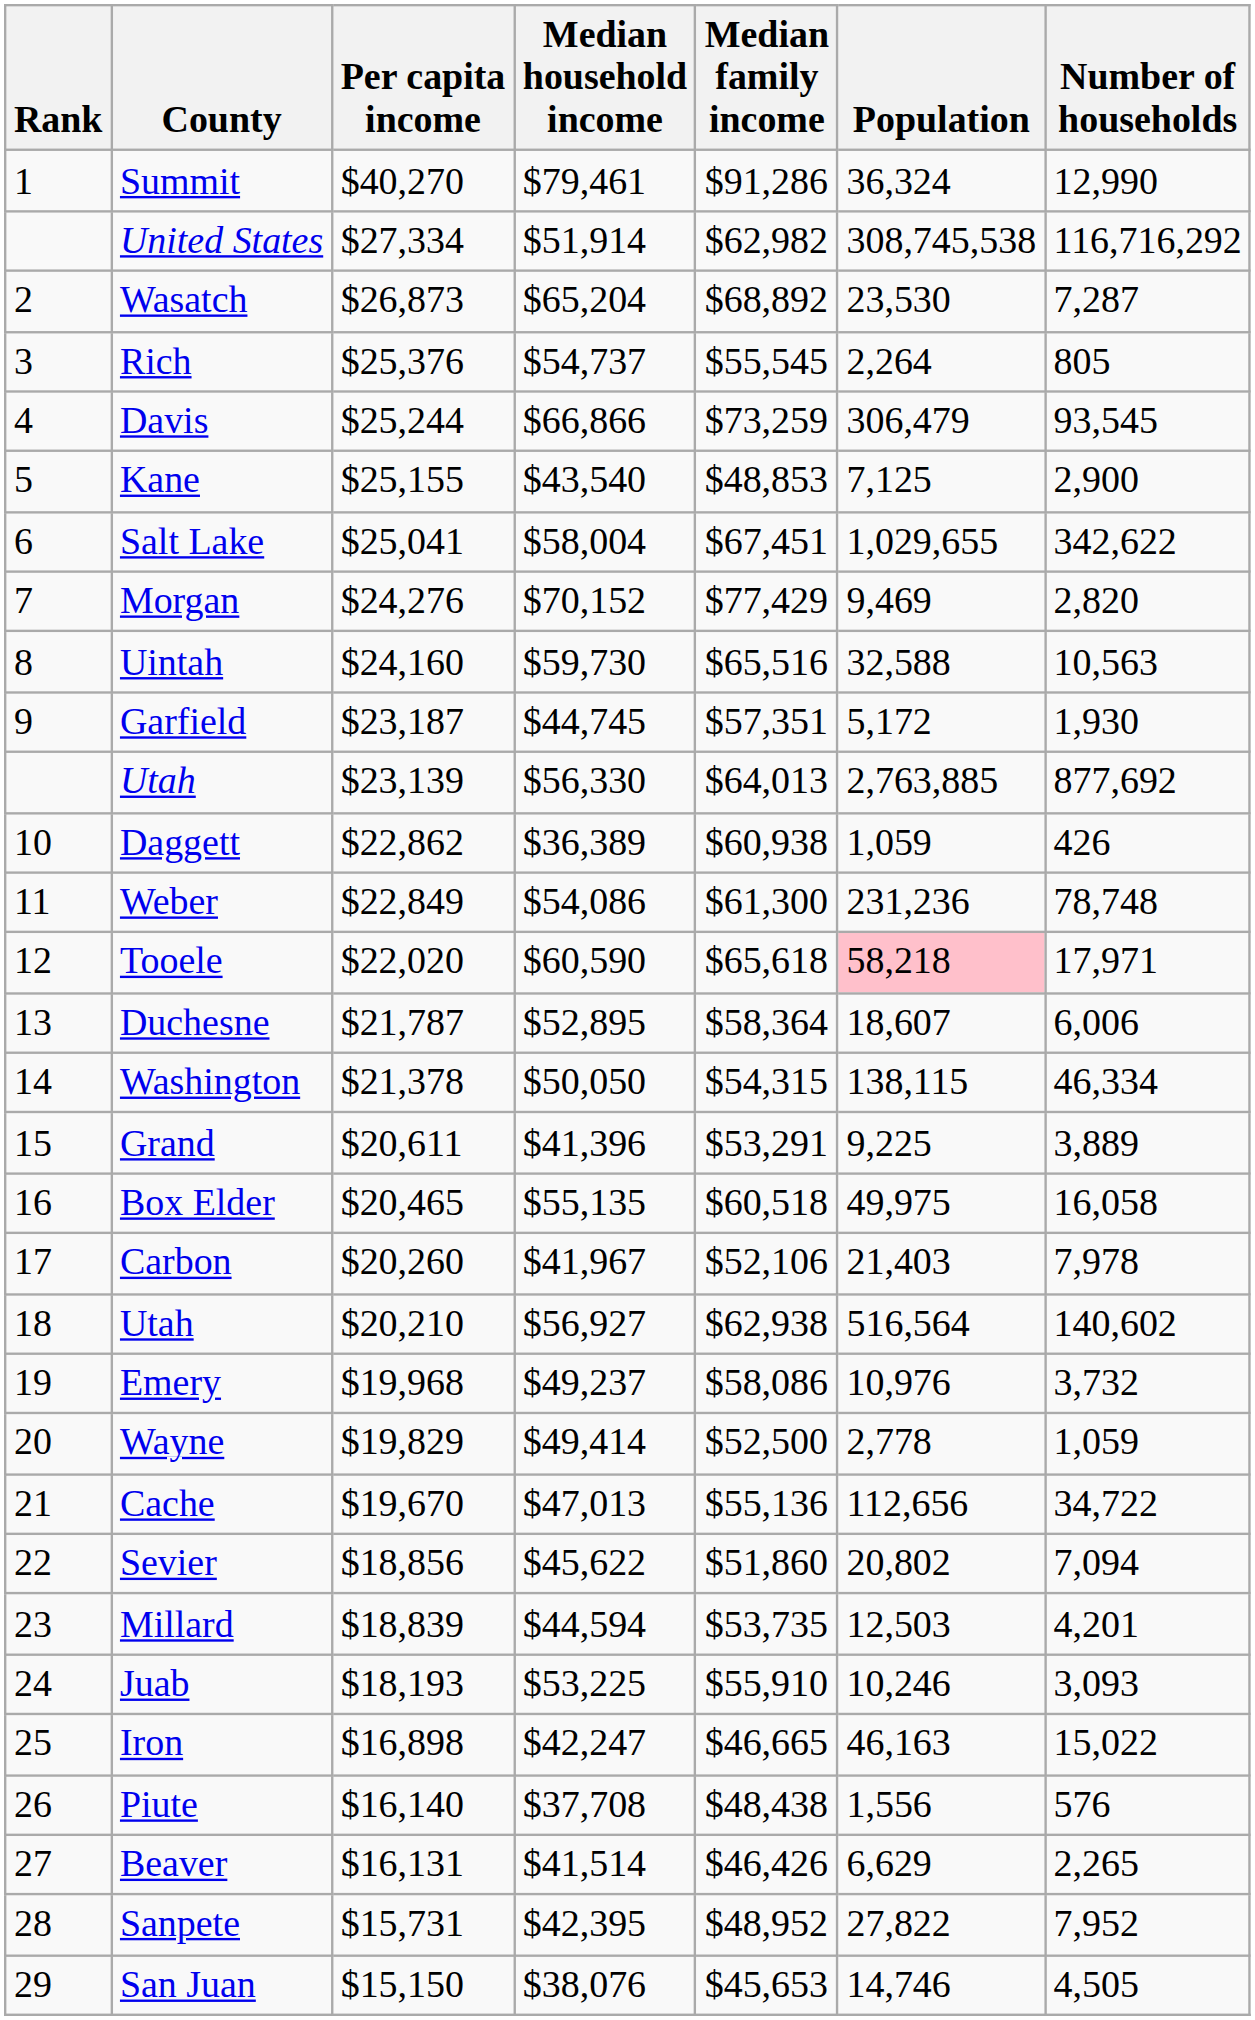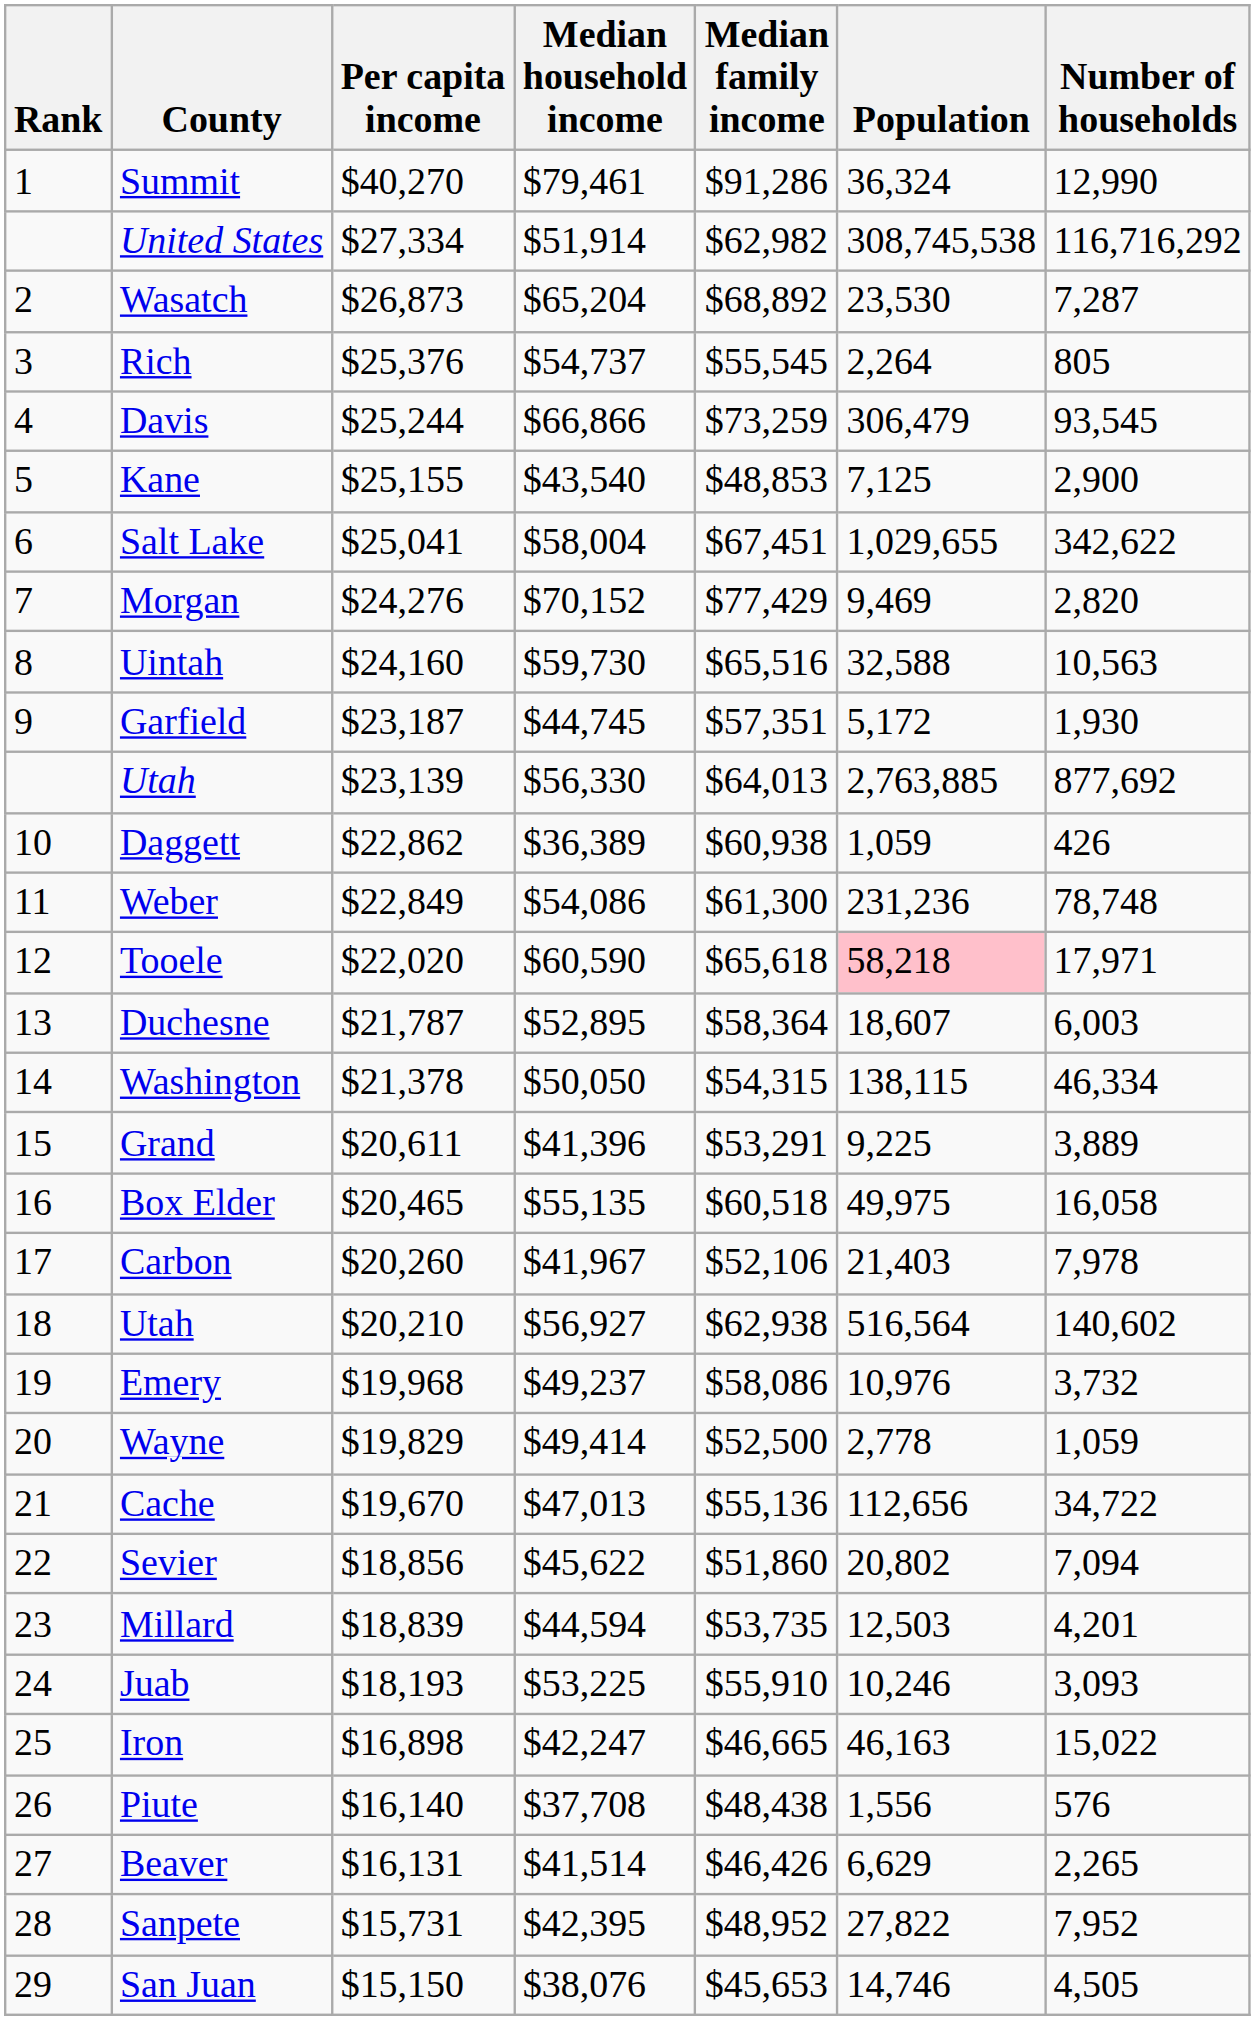(1096, 1021) 6,006 -> (1096, 1021) 6,003
